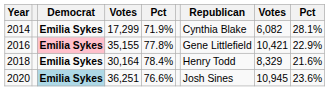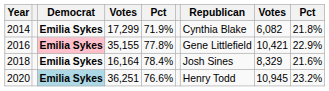(307, 29) 28.1% -> (307, 29) 21.8%
(123, 62) 30,164 -> (123, 62) 16,164
(209, 62) Henry Todd -> (208, 62) Josh Sines
(208, 78) Josh Sines -> (209, 78) Henry Todd
(307, 78) 23.6% -> (307, 78) 23.2%
